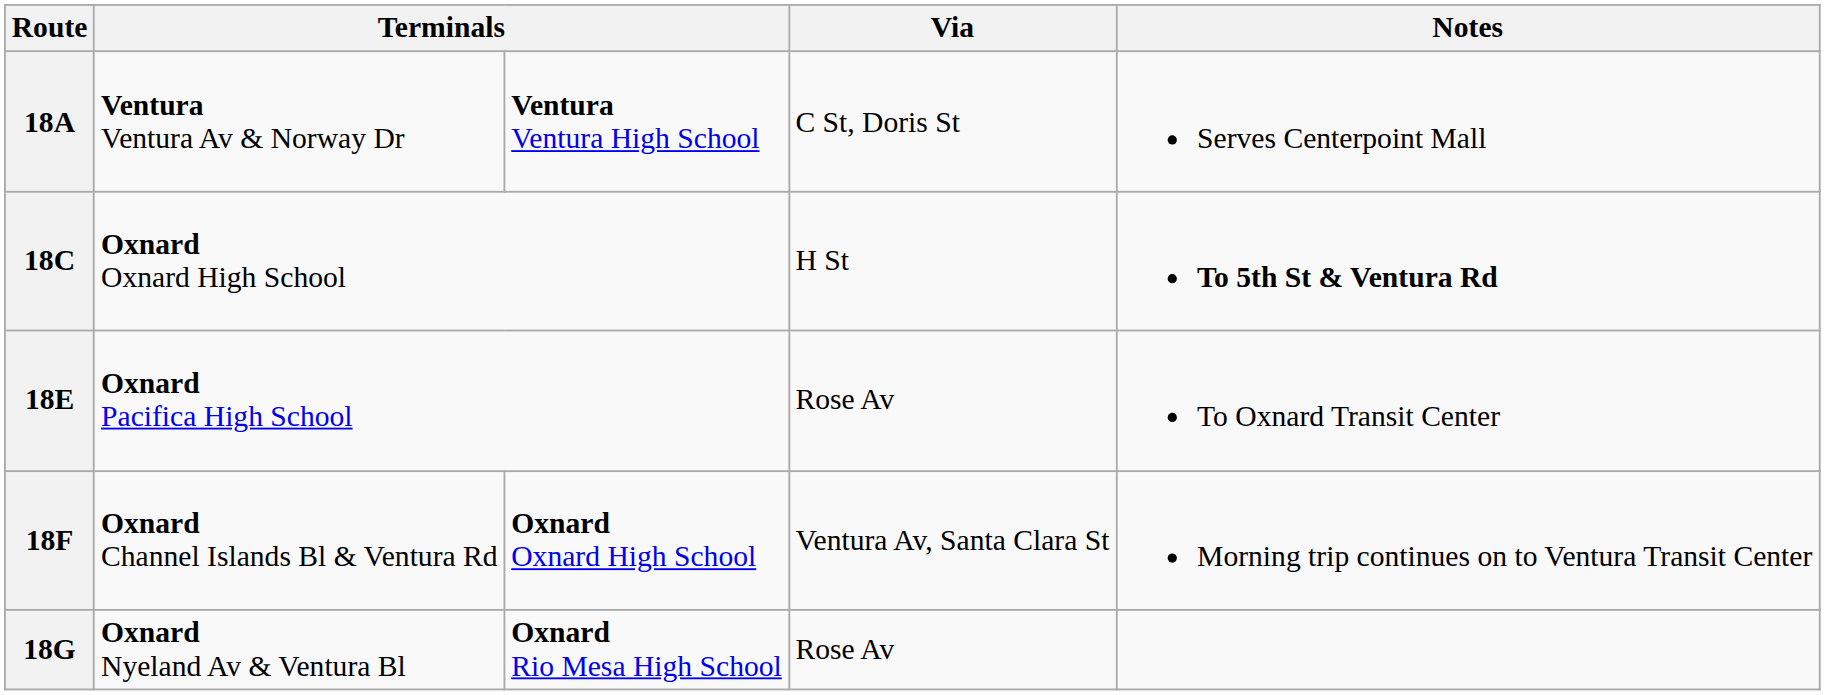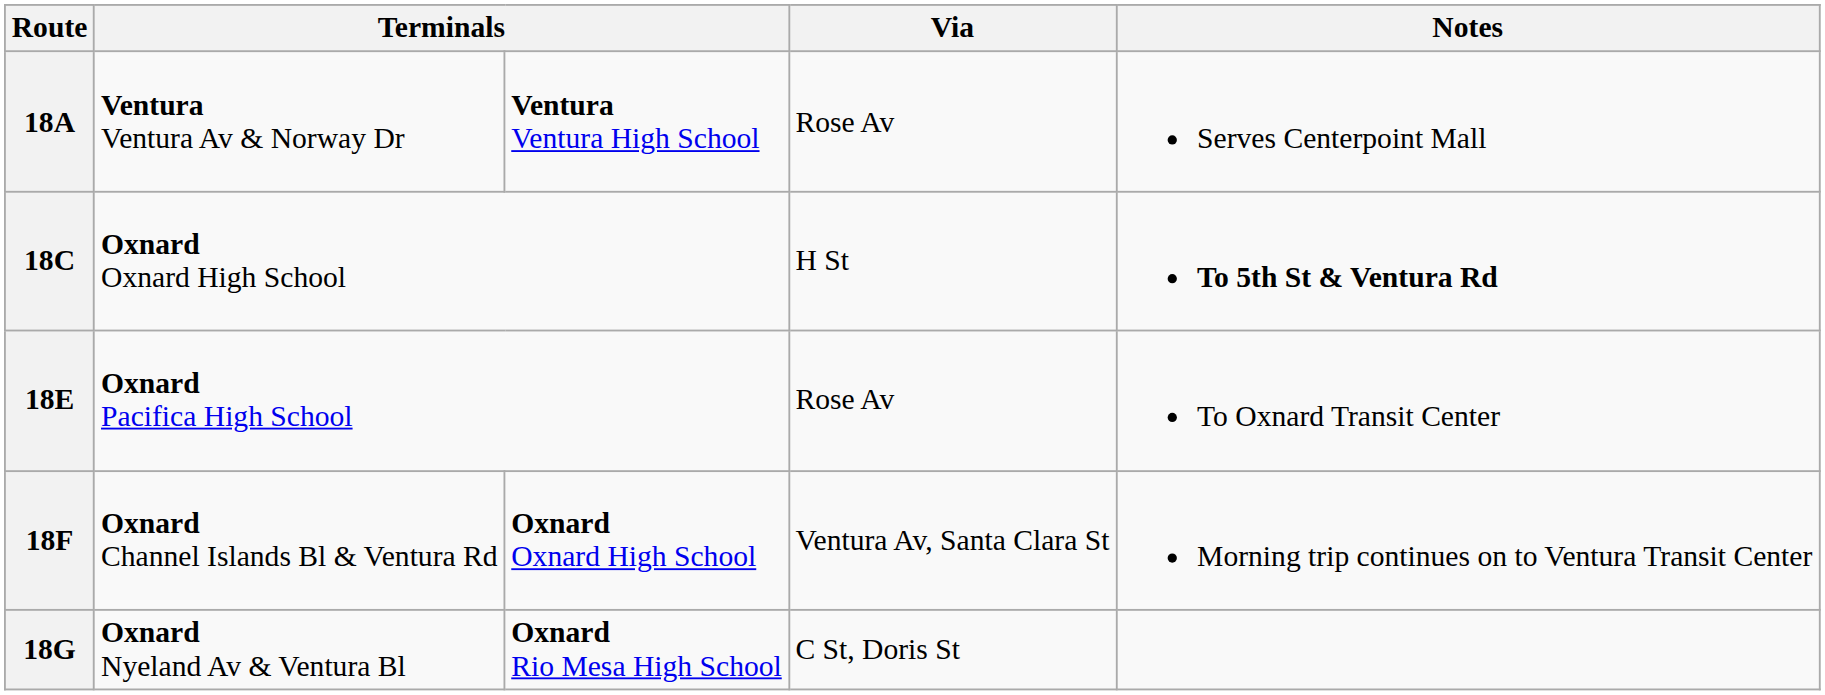(878, 121) C St, Doris St -> (845, 121) Rose Av
(845, 649) Rose Av -> (878, 649) C St, Doris St
